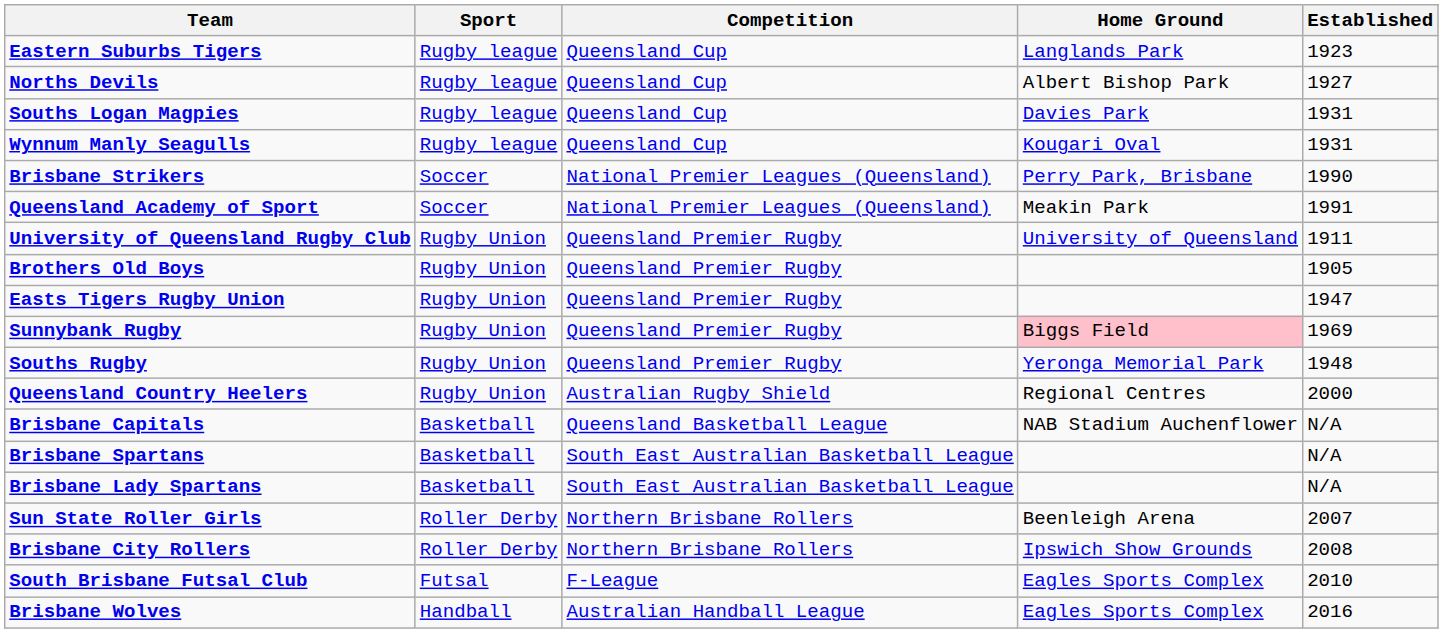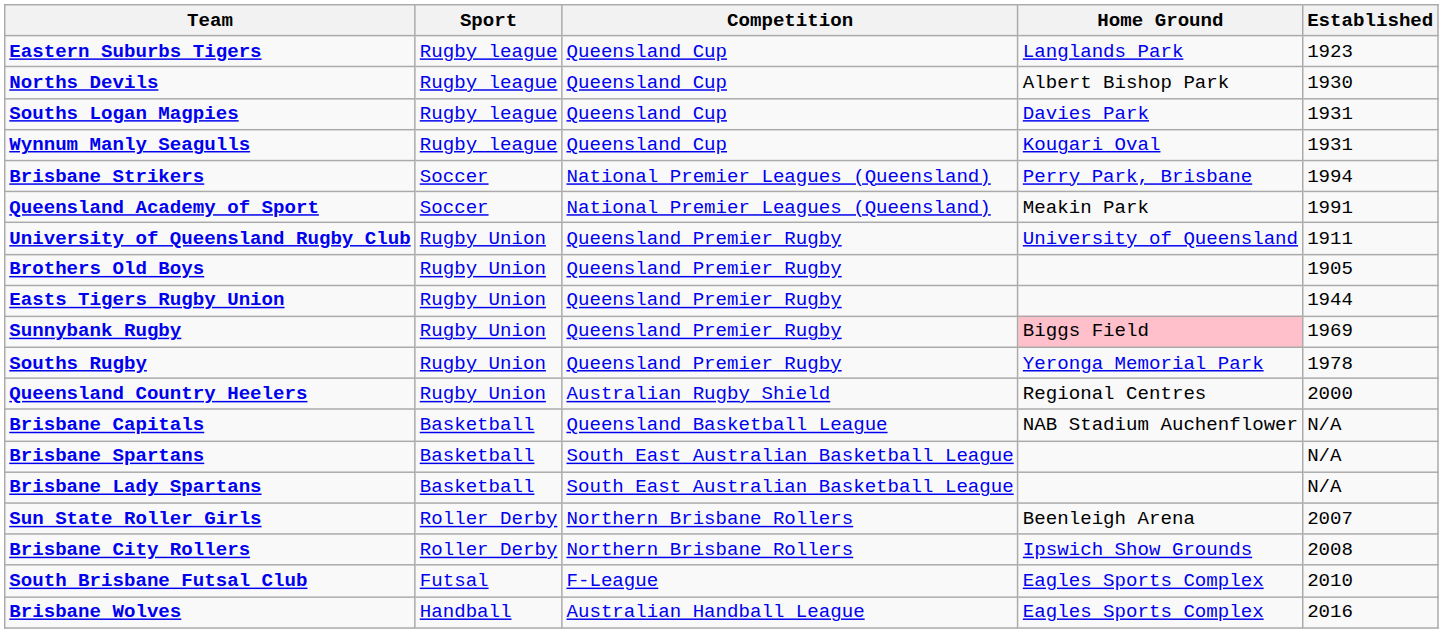(1330, 83) 1927 -> (1330, 83) 1930
(1330, 176) 1990 -> (1330, 176) 1994
(1330, 301) 1947 -> (1330, 301) 1944
(1330, 363) 1948 -> (1330, 363) 1978
